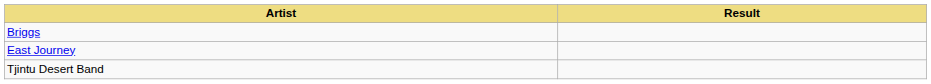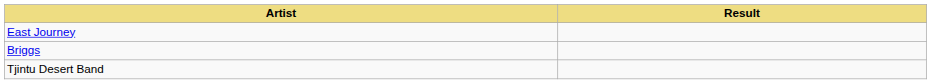rows swapped: (41, 50) <-> (24, 32)
